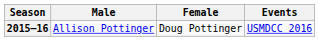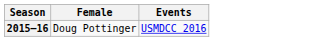- column: (104, 12)
